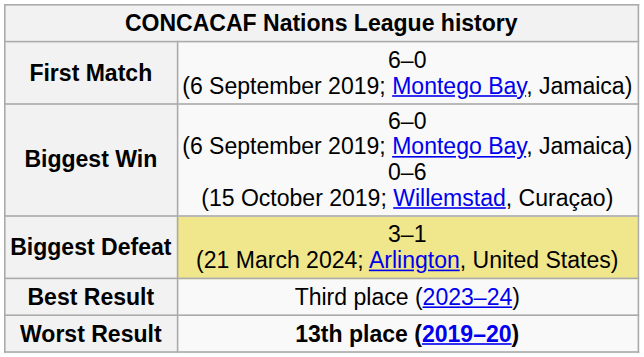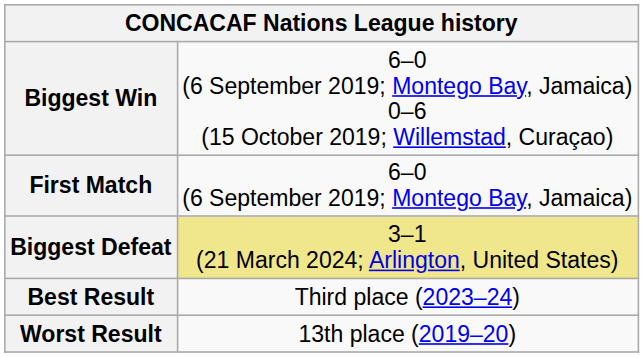rows swapped: (91, 73) <-> (91, 160)
(407, 333) bold -> (407, 333) normal
